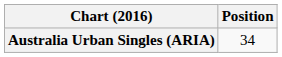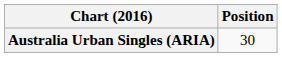(248, 40) 34 -> (248, 40) 30
